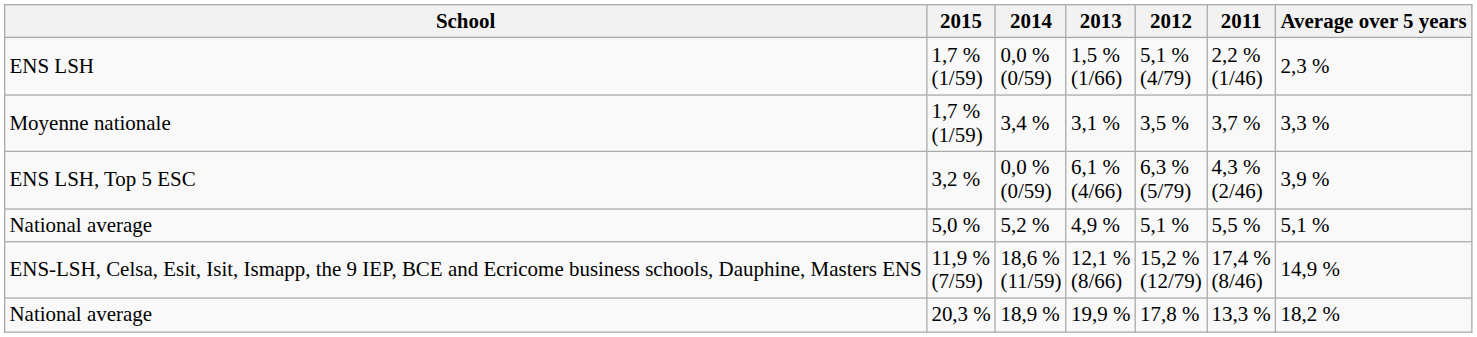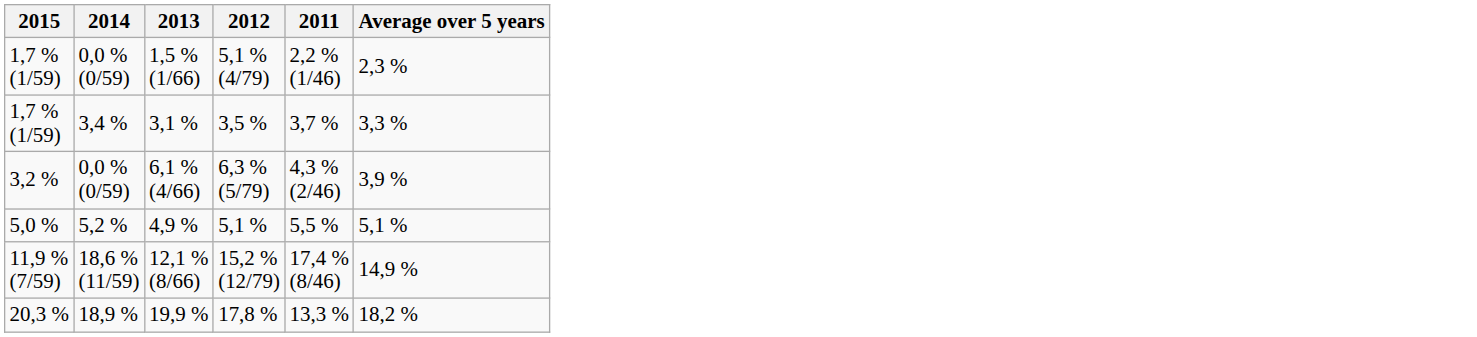- column: (466, 21)
